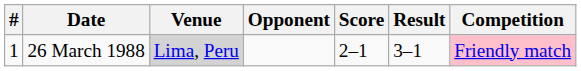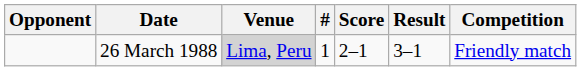columns swapped: (14, 19) <-> (289, 19)
(513, 50) pink background -> (513, 50) no background
